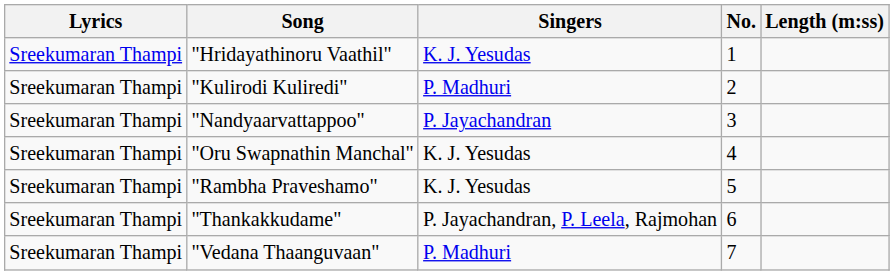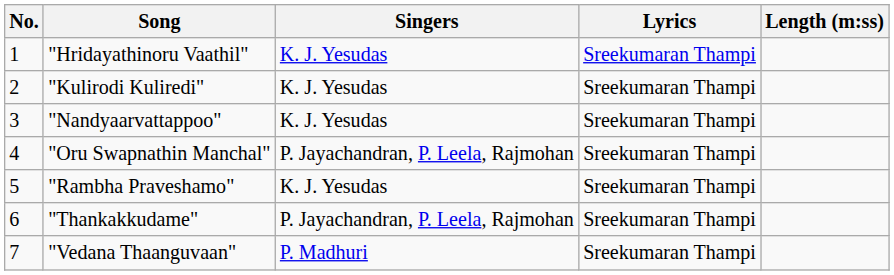columns swapped: (741, 21) <-> (96, 21)
(467, 87) P. Madhuri -> (334, 87) K. J. Yesudas
(487, 120) P. Jayachandran -> (334, 120) K. J. Yesudas
(477, 153) K. J. Yesudas -> (427, 153) P. Jayachandran, P. Leela, Rajmohan
